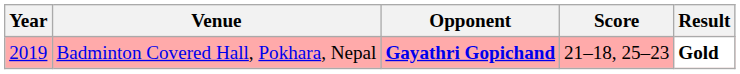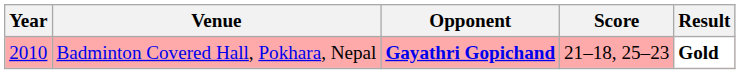(28, 52) 2019 -> (28, 52) 2010
